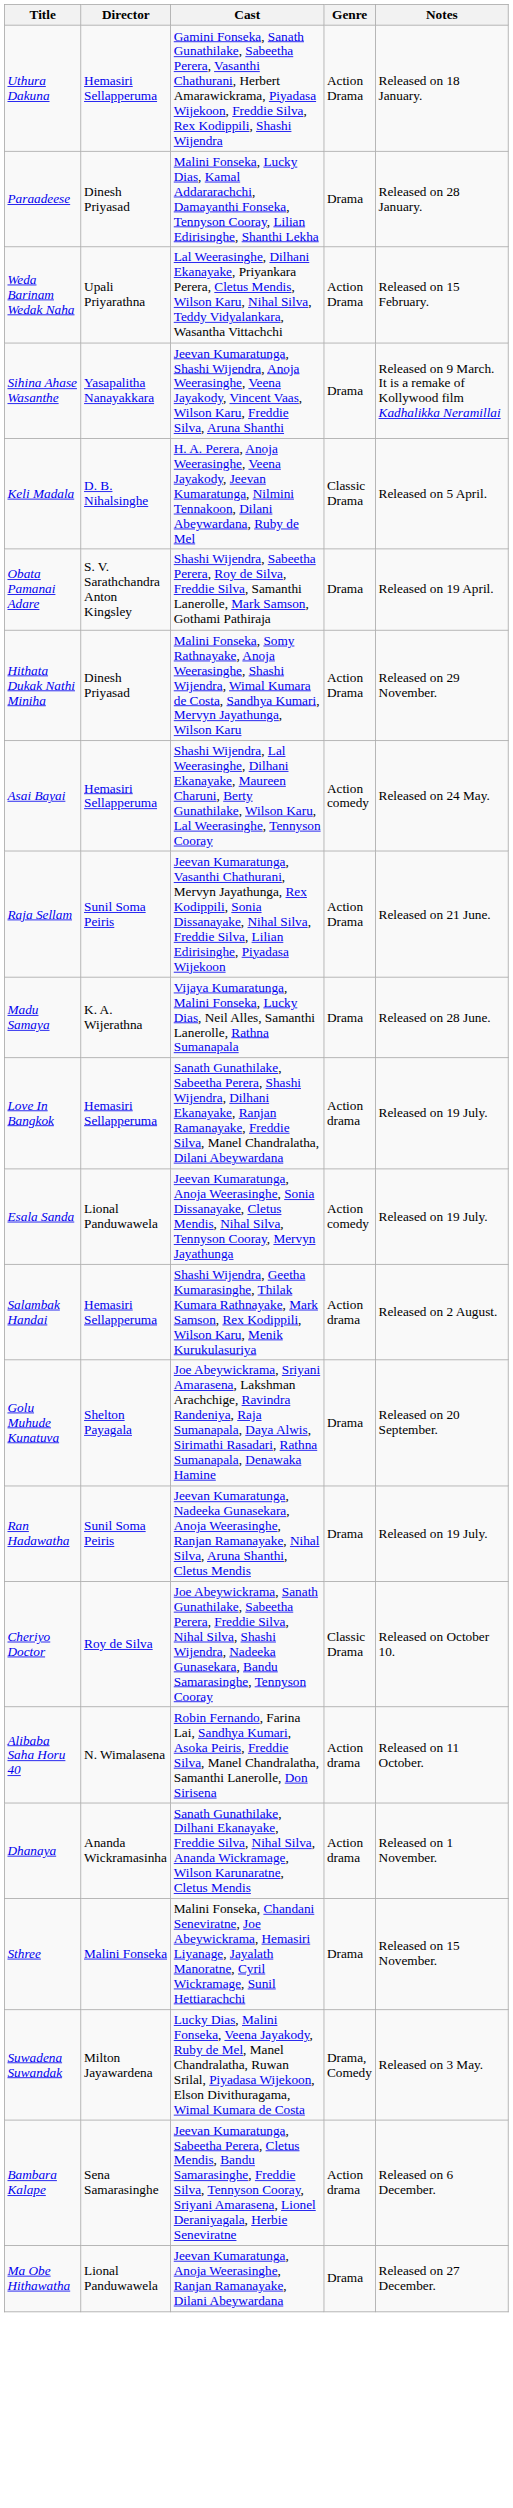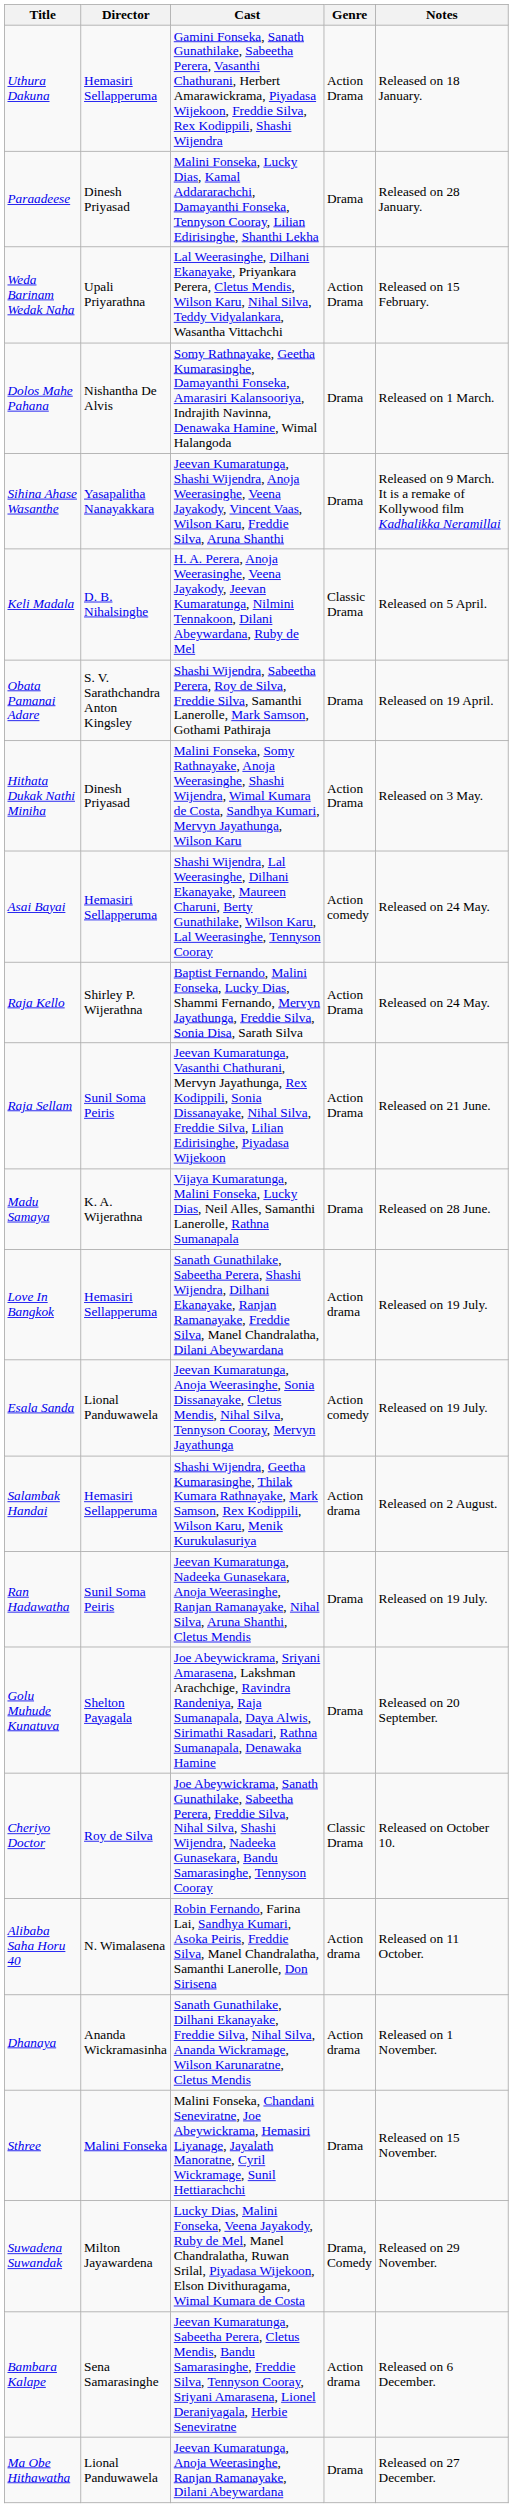+ row: (40, 398)
(419, 685) Released on 29 November. -> (431, 796) Released on 3 May.
+ row: (36, 1002)
rows swapped: (38, 1533) <-> (33, 1422)
(431, 2064) Released on 3 May. -> (419, 2256) Released on 29 November.
